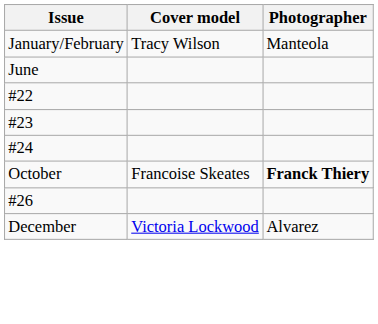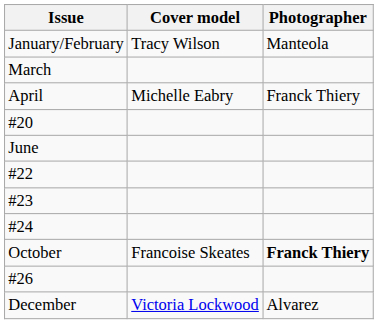+ row: (30, 69)
+ row: (26, 95)
+ row: (21, 122)
